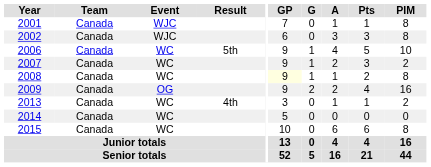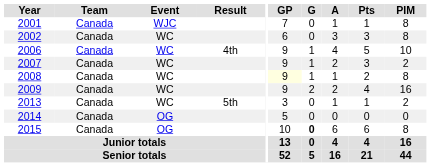(165, 37) WJC -> (165, 37) WC
(230, 50) 5th -> (230, 50) 4th
(165, 89) OG -> (165, 89) WC
(230, 103) 4th -> (230, 103) 5th
(165, 116) WC -> (165, 116) OG
(165, 129) WC -> (165, 129) OG
(312, 129) normal -> (312, 129) bold
